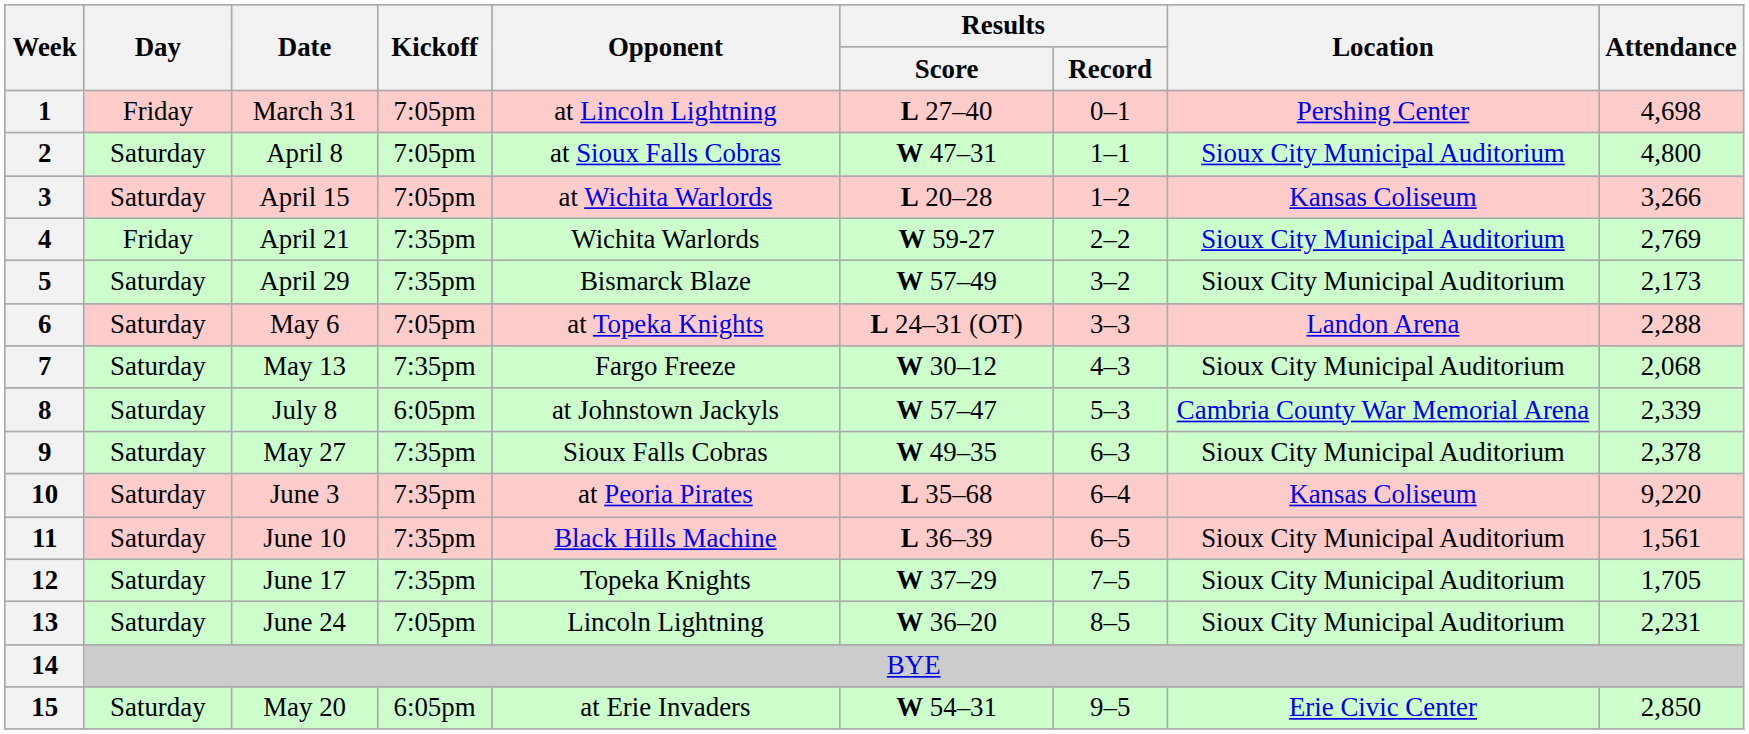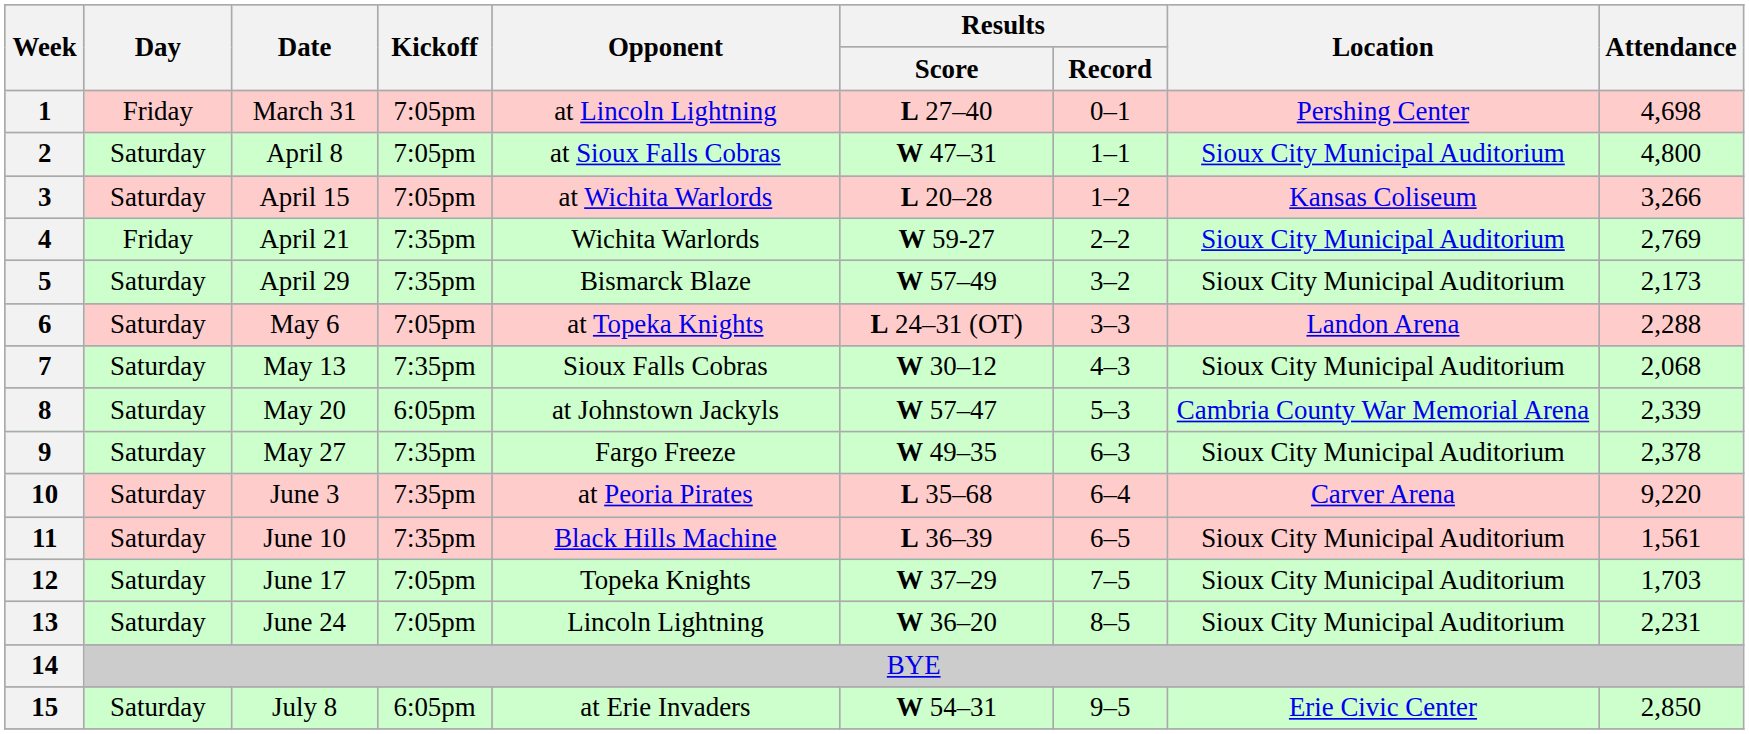(665, 366) Fargo Freeze -> (665, 366) Sioux Falls Cobras
(305, 409) July 8 -> (305, 409) May 20
(665, 452) Sioux Falls Cobras -> (665, 452) Fargo Freeze
(1383, 494) Kansas Coliseum -> (1383, 494) Carver Arena
(435, 580) 7:35pm -> (435, 580) 7:05pm
(1671, 580) 1,705 -> (1671, 580) 1,703
(305, 707) May 20 -> (305, 707) July 8
